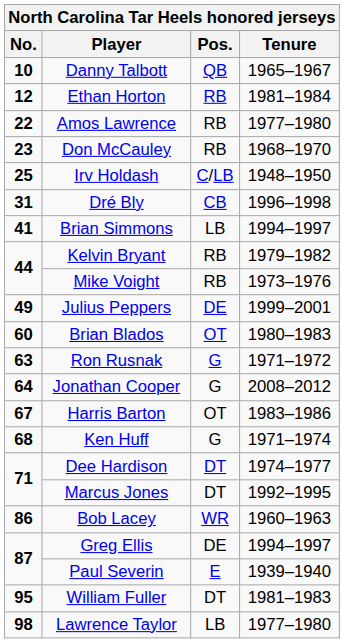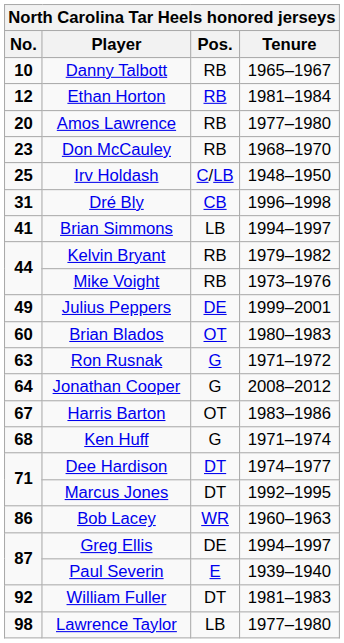(215, 70) QB -> (215, 70) RB
(23, 123) 22 -> (23, 123) 20
(23, 598) 95 -> (23, 598) 92
